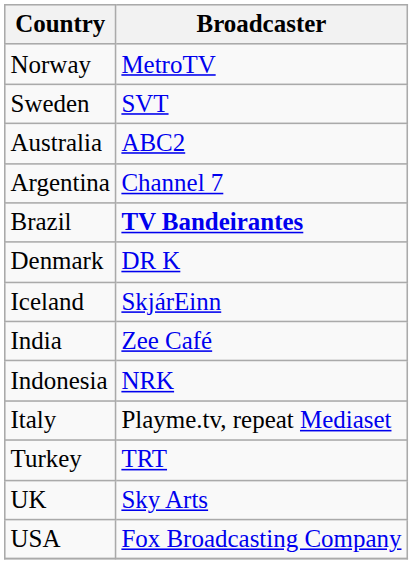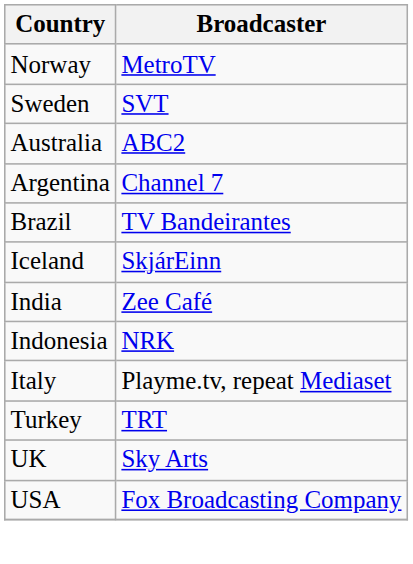(212, 222) bold -> (206, 222) normal
- row: (57, 261)
